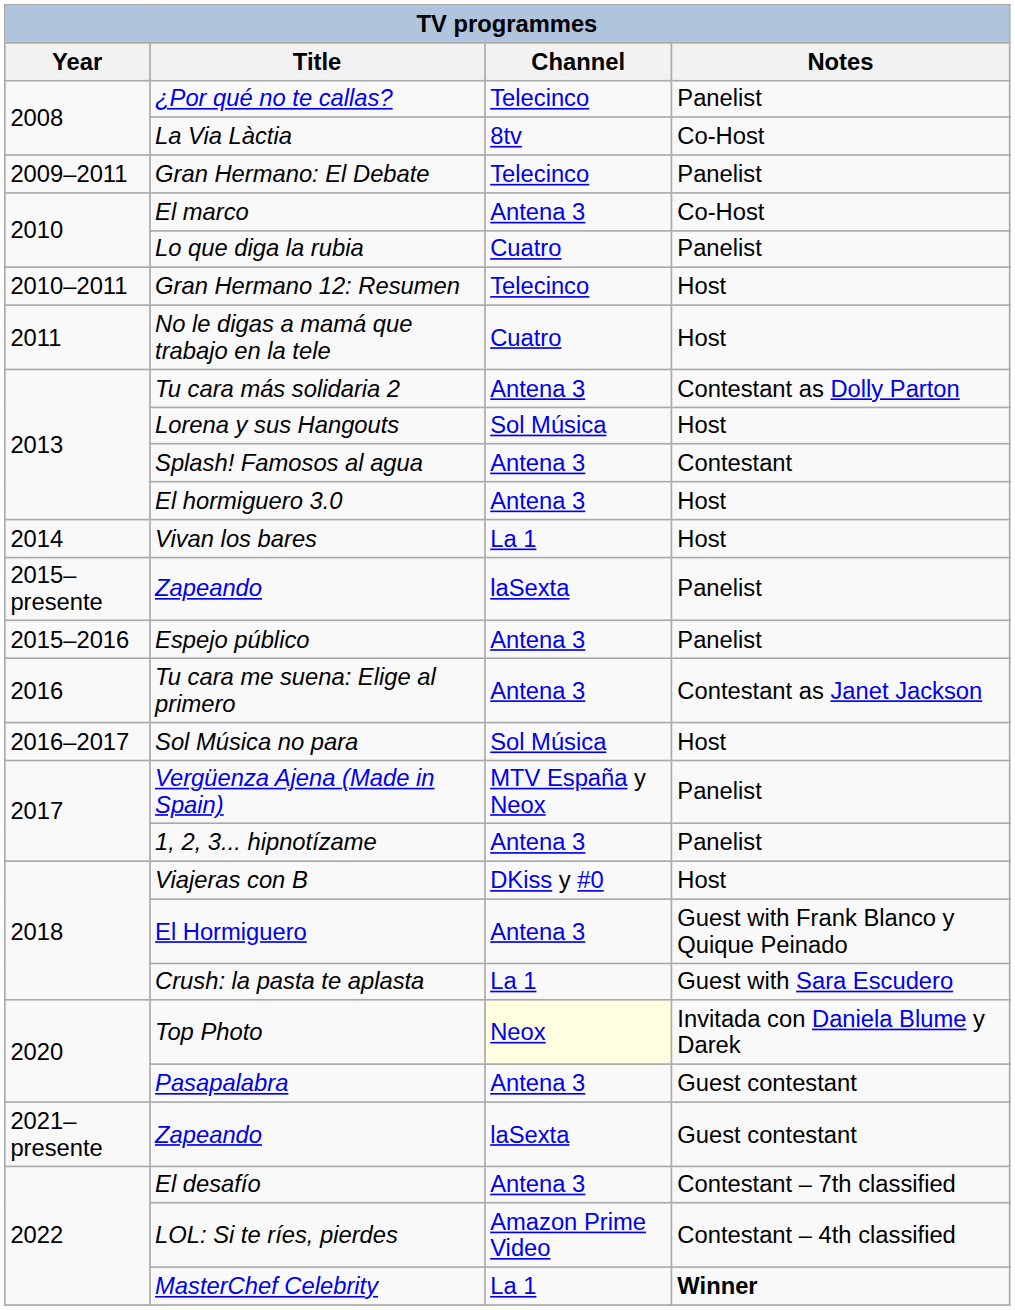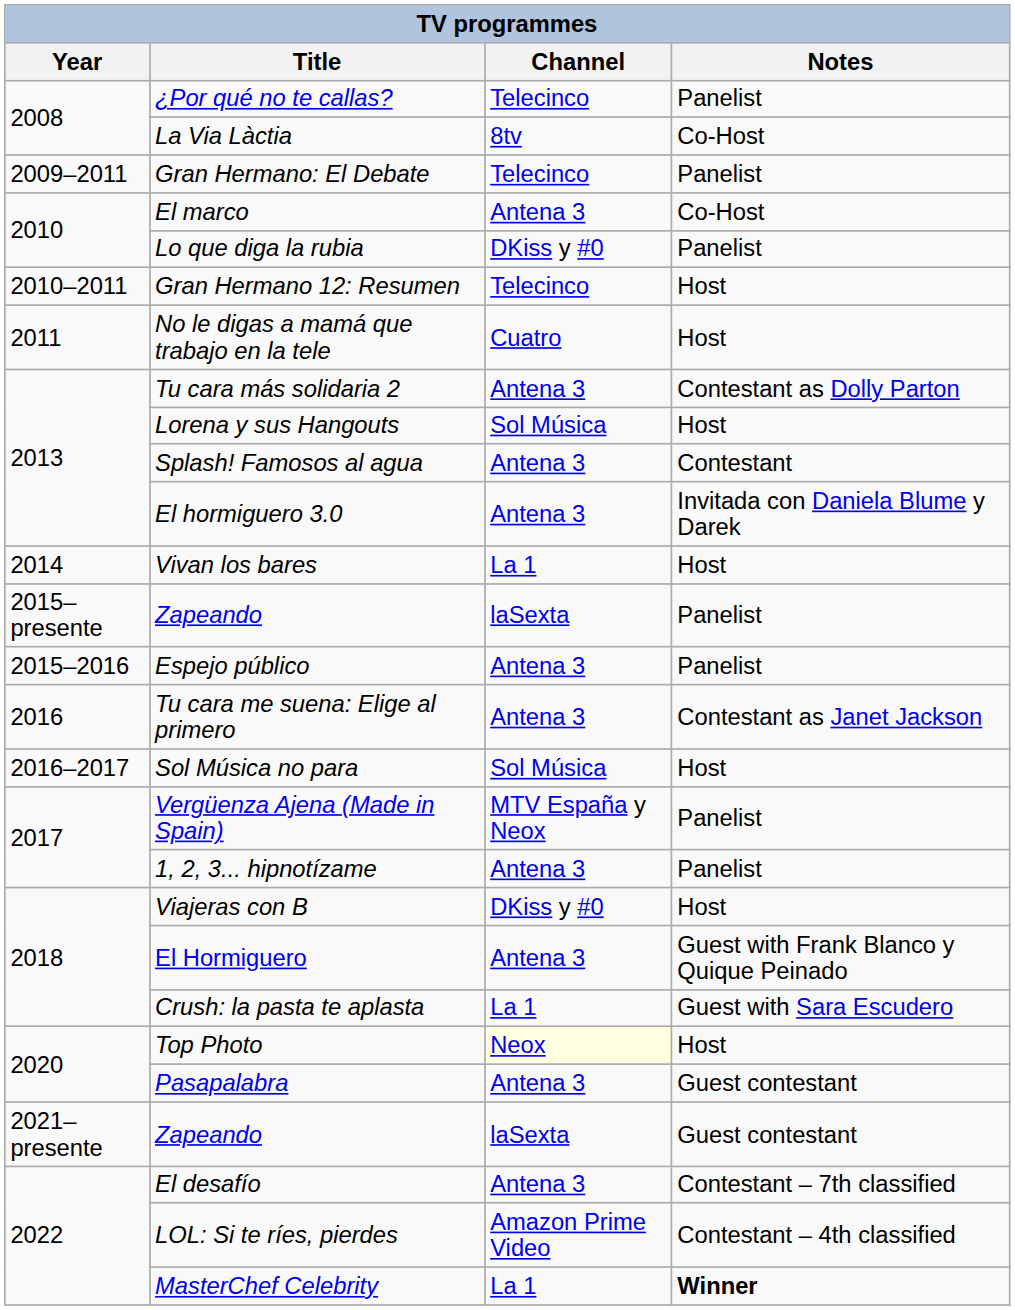(526, 249) Cuatro -> (547, 249) DKiss y #0
(702, 501) Host -> (831, 514) Invitada con Daniela Blume y Darek
(831, 1033) Invitada con Daniela Blume y Darek -> (702, 1046) Host
